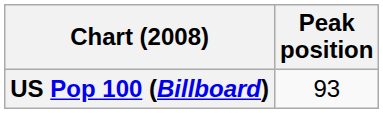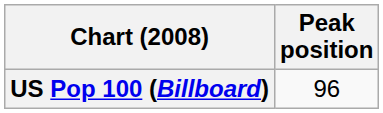(327, 88) 93 -> (327, 88) 96
